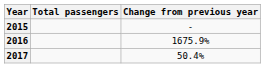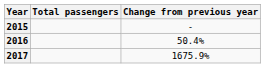(191, 41) 1675.9% -> (191, 41) 50.4%
(191, 56) 50.4% -> (191, 56) 1675.9%
